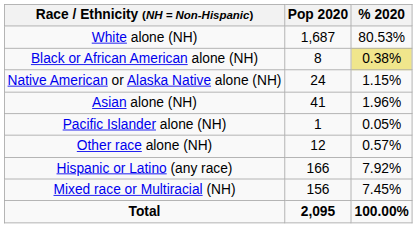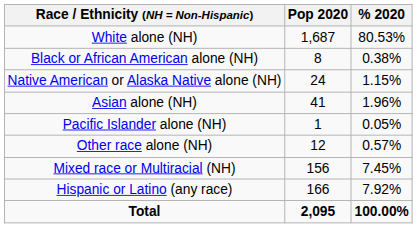(382, 59) khaki background -> (382, 59) no background
rows swapped: (144, 189) <-> (144, 168)
